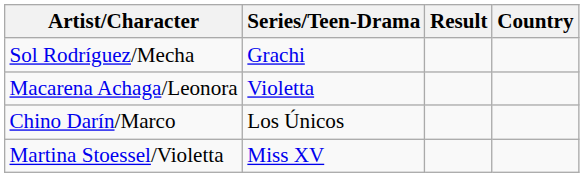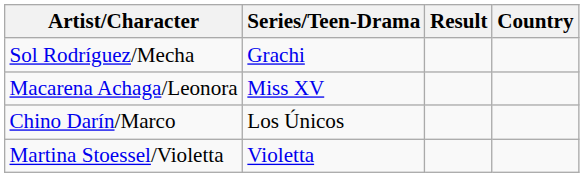(281, 88) Violetta -> (286, 88) Miss XV
(286, 155) Miss XV -> (281, 155) Violetta
